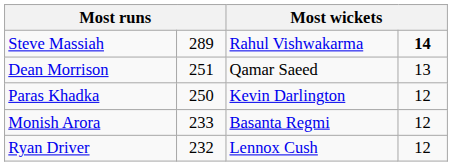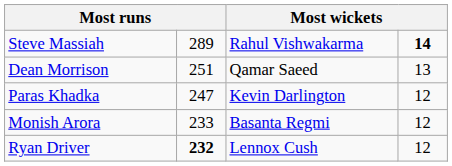(201, 95) 250 -> (201, 95) 247
(201, 148) normal -> (201, 148) bold
